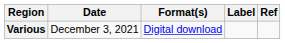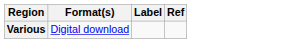- column: (95, 13)
